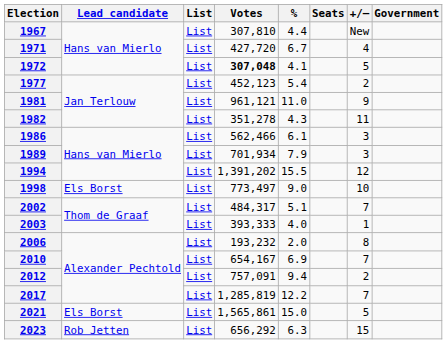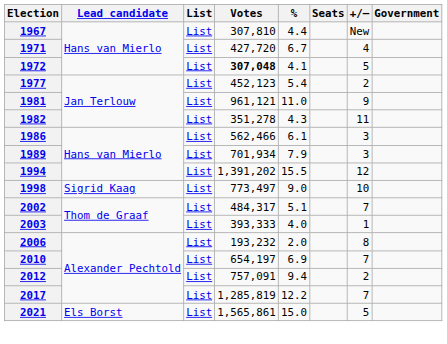(93, 189) Els Borst -> (100, 189) Sigrid Kaag
(253, 259) 654,167 -> (253, 259) 654,197
- row: (33, 330)
